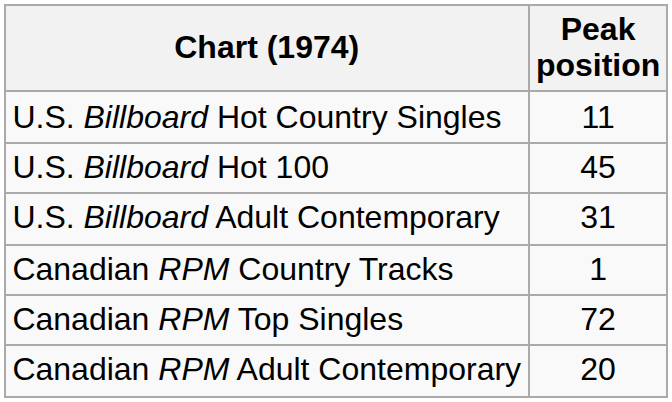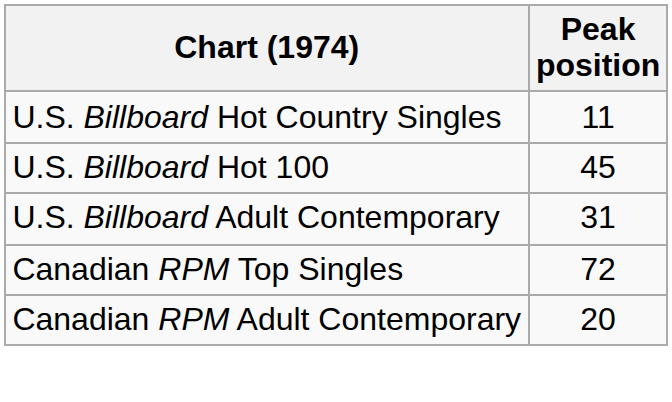- row: (233, 268)
